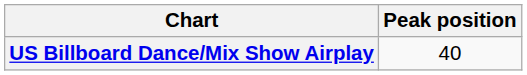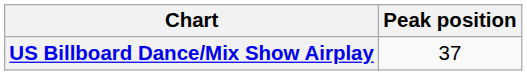(450, 53) 40 -> (450, 53) 37
